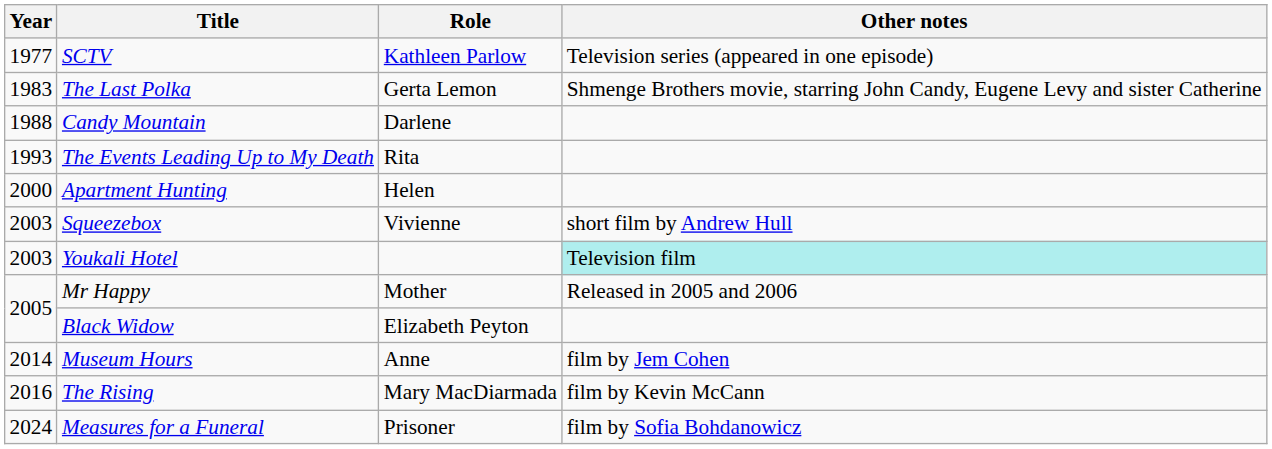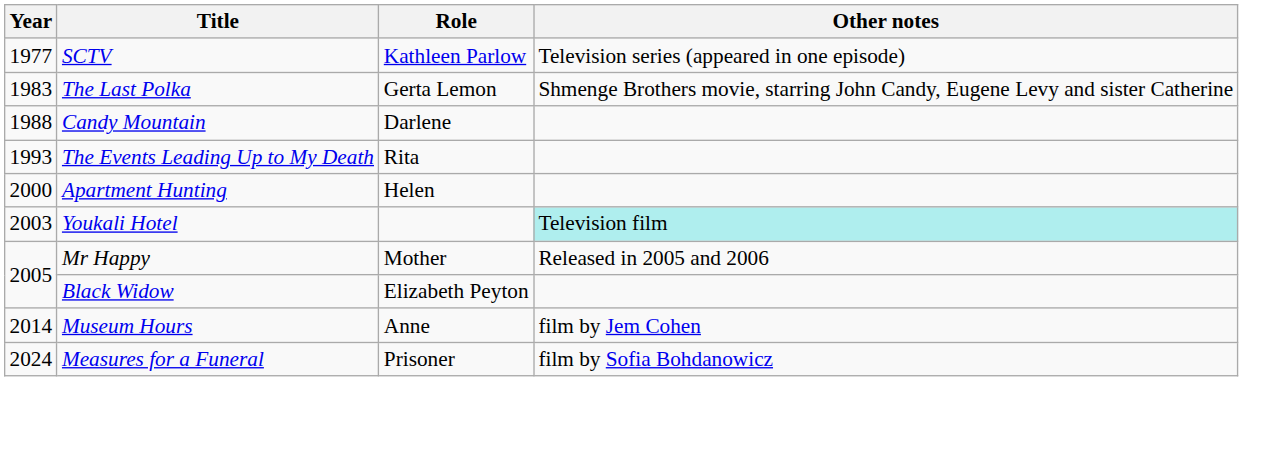- row: (112, 223)
- row: (108, 392)
